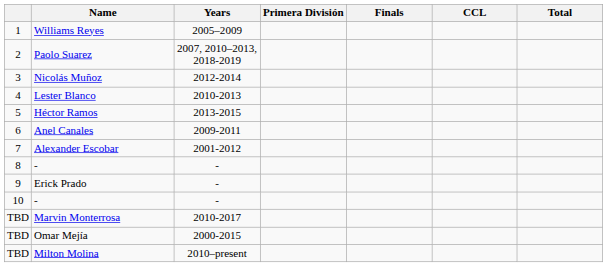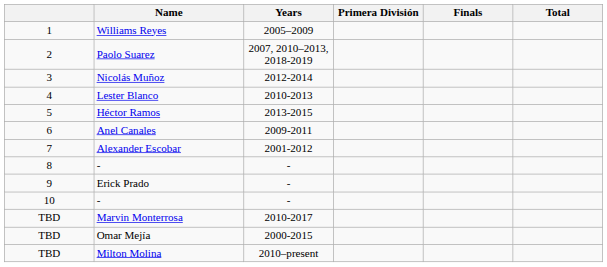- column: (475, 13)
